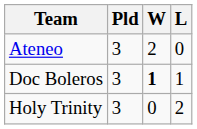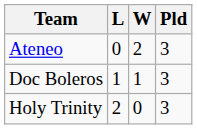columns swapped: (125, 19) <-> (181, 19)
(152, 78) bold -> (137, 78) normal
